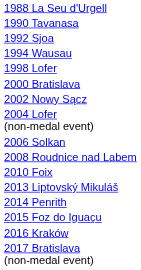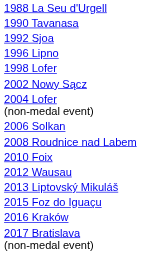- row: (38, 53)
+ row: (31, 53)
- row: (42, 84)
+ row: (38, 172)
- row: (35, 203)
